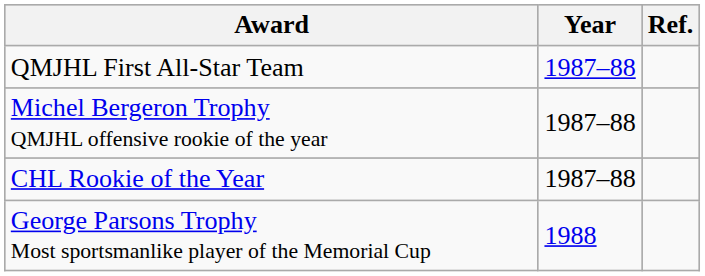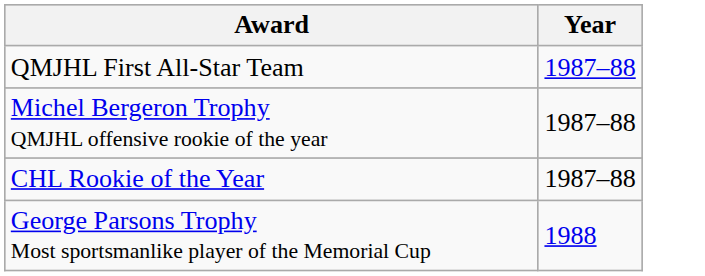- column: (671, 25)
